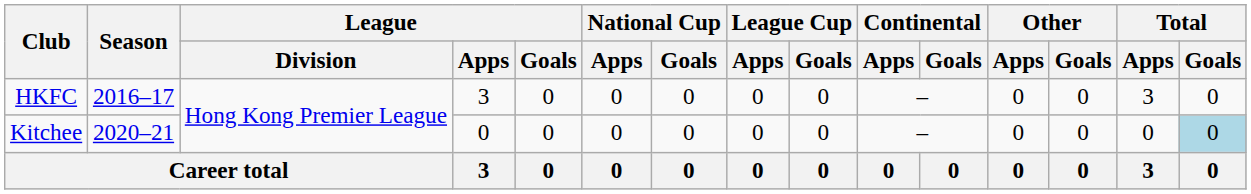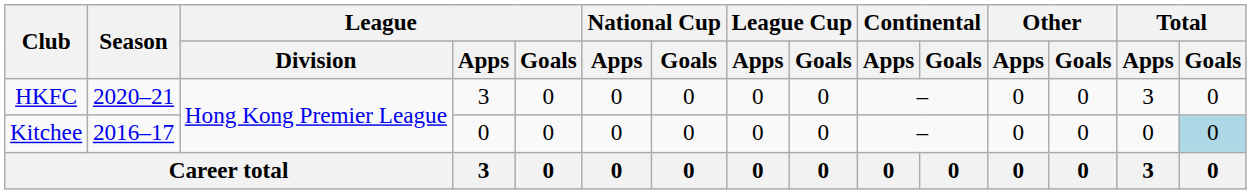(134, 96) 2016–17 -> (134, 96) 2020–21
(134, 133) 2020–21 -> (134, 133) 2016–17
